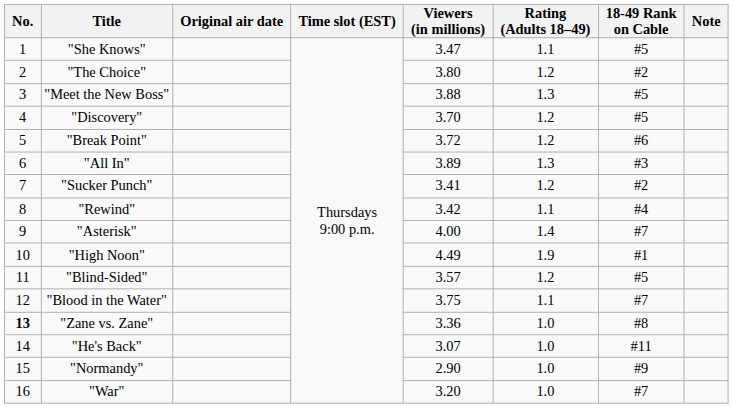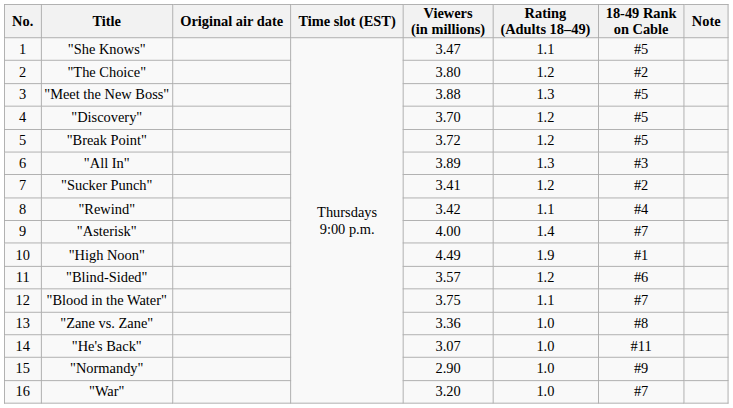(641, 140) #6 -> (641, 140) #5
(641, 277) #5 -> (641, 277) #6
(23, 323) bold -> (23, 323) normal
